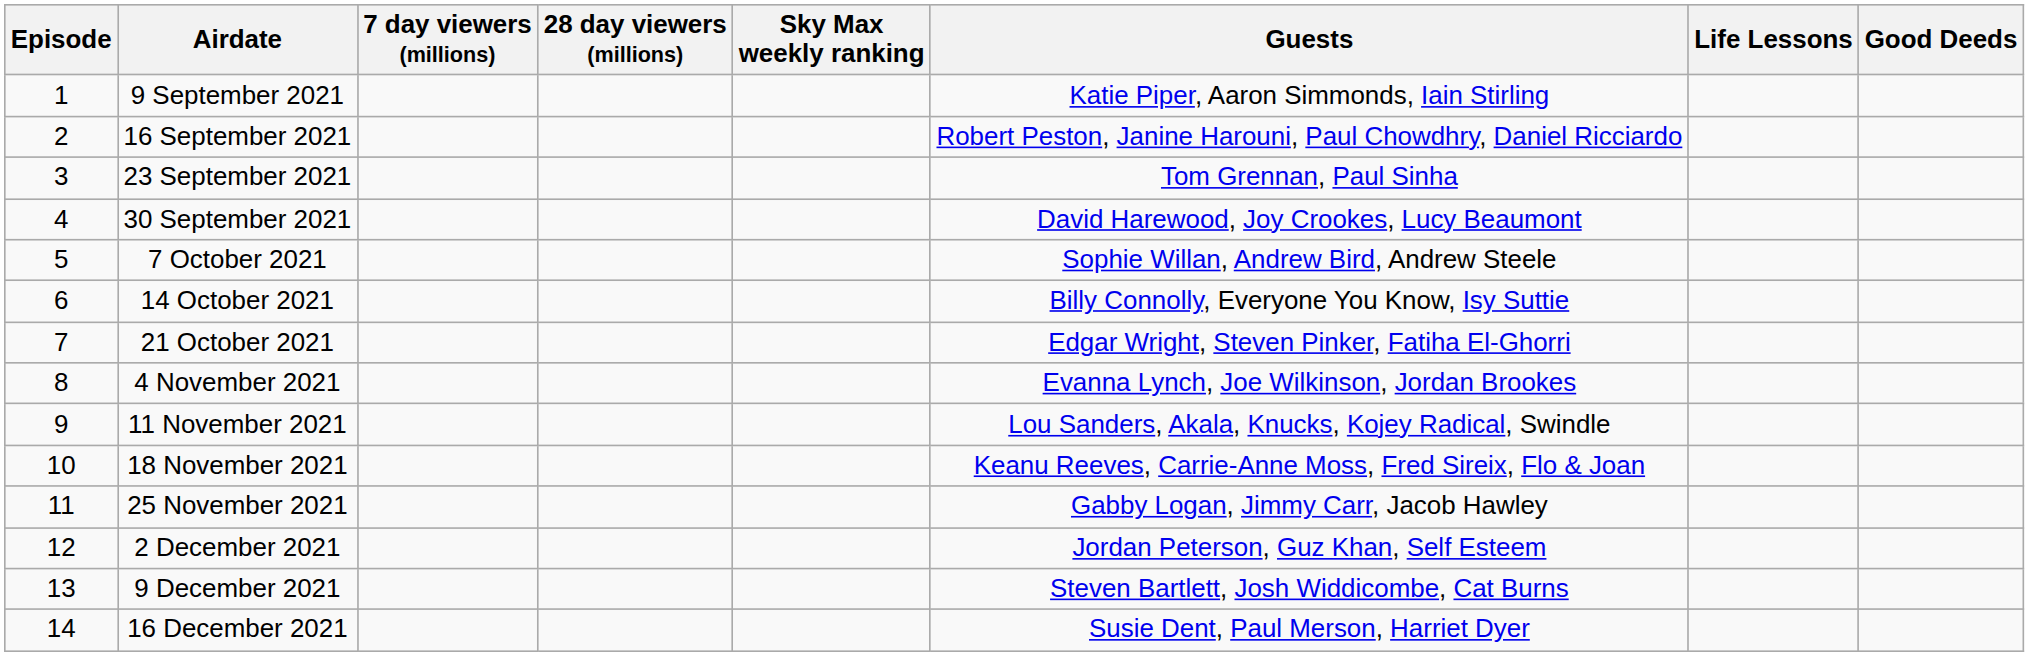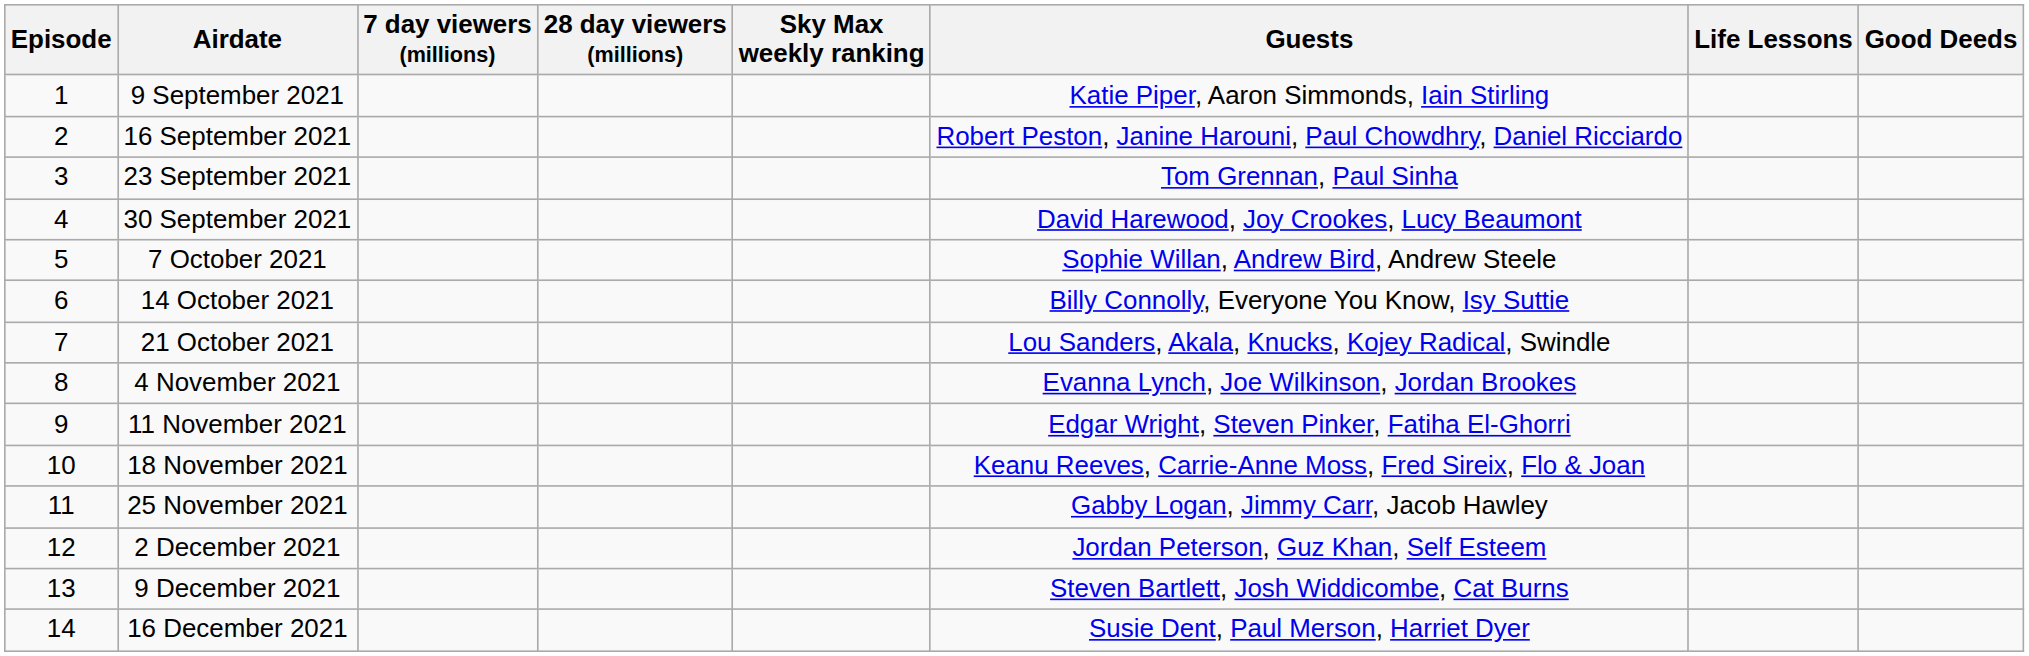(1309, 341) Edgar Wright, Steven Pinker, Fatiha El-Ghorri -> (1309, 341) Lou Sanders, Akala, Knucks, Kojey Radical, Swindle
(1309, 424) Lou Sanders, Akala, Knucks, Kojey Radical, Swindle -> (1309, 424) Edgar Wright, Steven Pinker, Fatiha El-Ghorri
